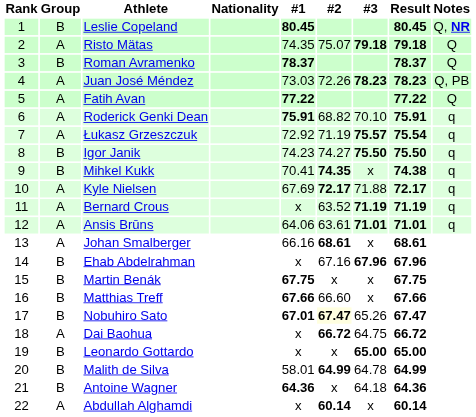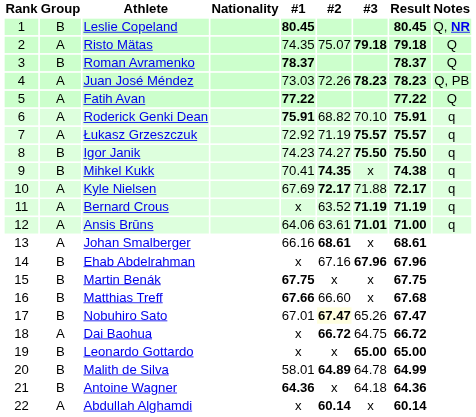(410, 135) 75.54 -> (410, 135) 75.57
(410, 225) 71.01 -> (410, 225) 71.00
(410, 297) 67.66 -> (410, 297) 67.68
(298, 315) bold -> (298, 315) normal
(334, 369) 64.99 -> (334, 369) 64.89
